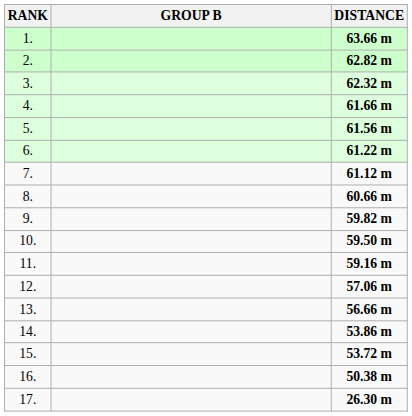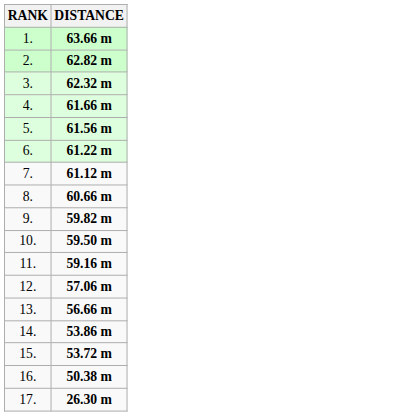- column: (191, 16)
